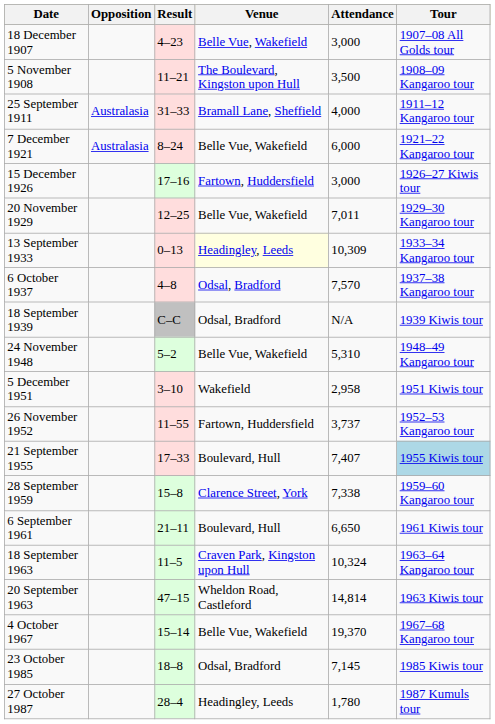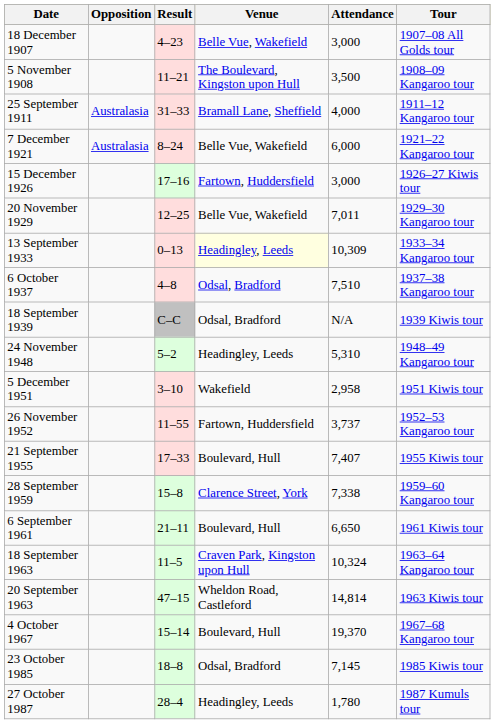(346, 285) 7,570 -> (346, 285) 7,510
(253, 354) Belle Vue, Wakefield -> (246, 354) Headingley, Leeds
(441, 458) lightblue background -> (441, 458) no background
(253, 632) Belle Vue, Wakefield -> (239, 632) Boulevard, Hull
